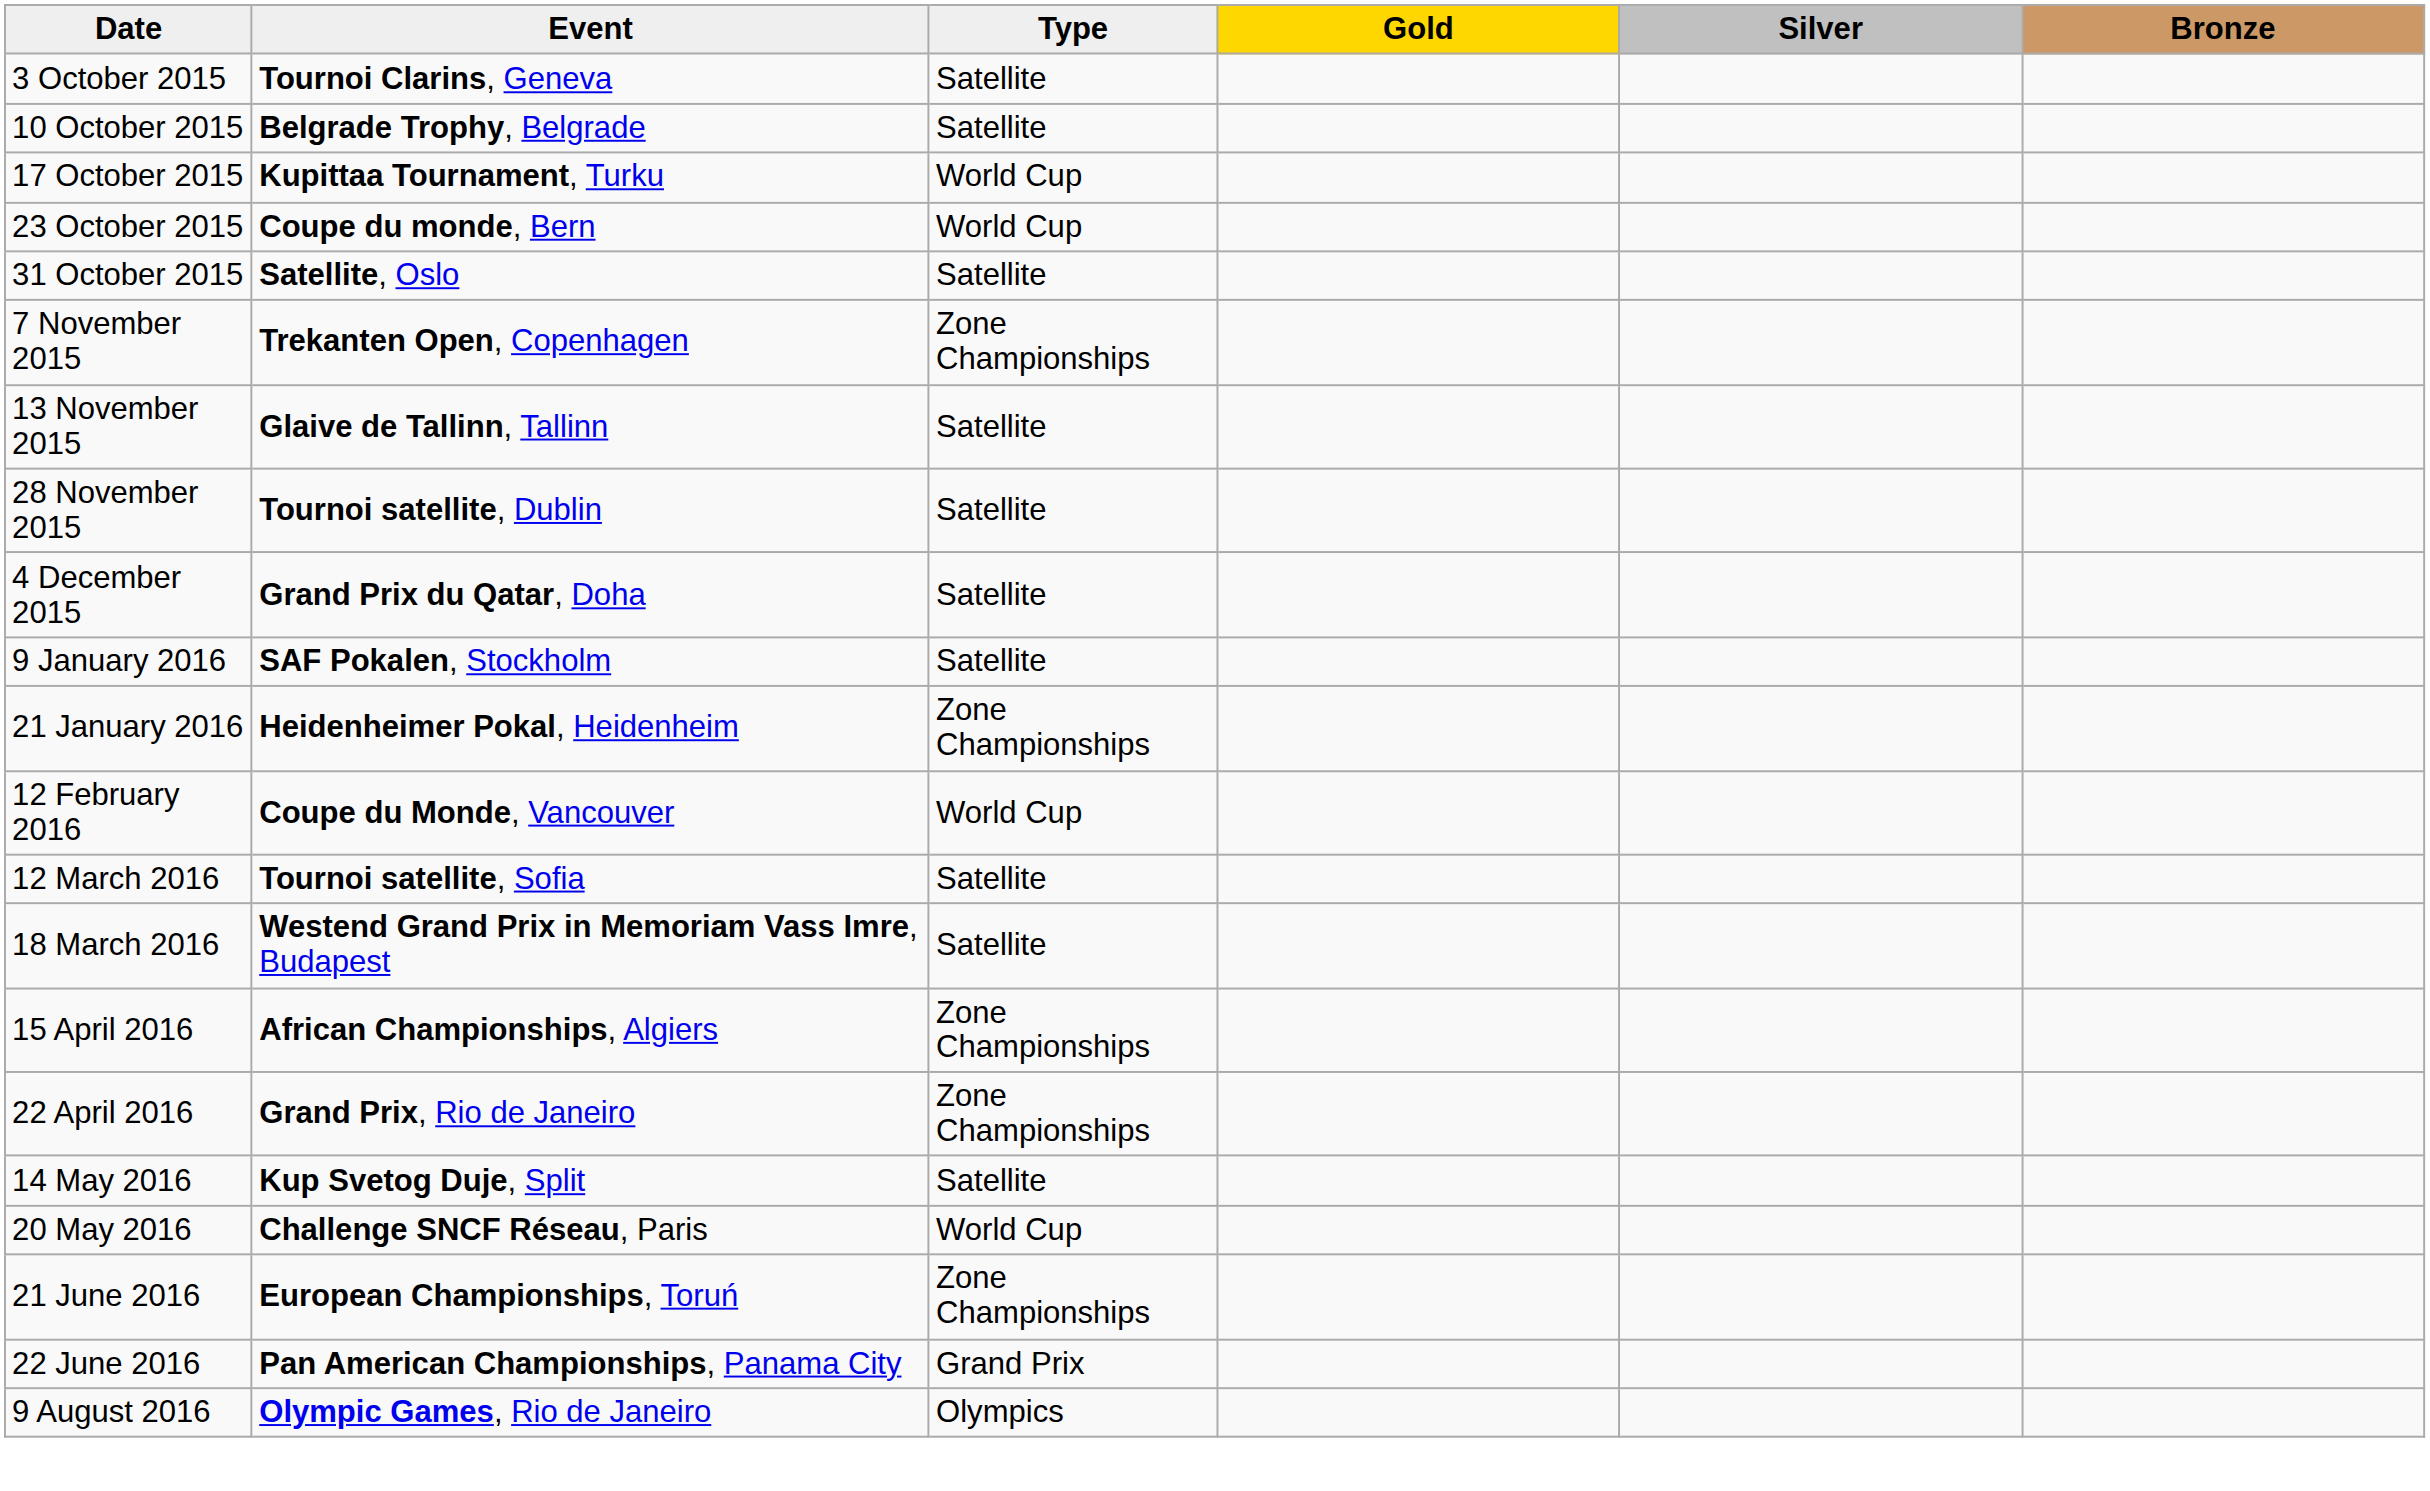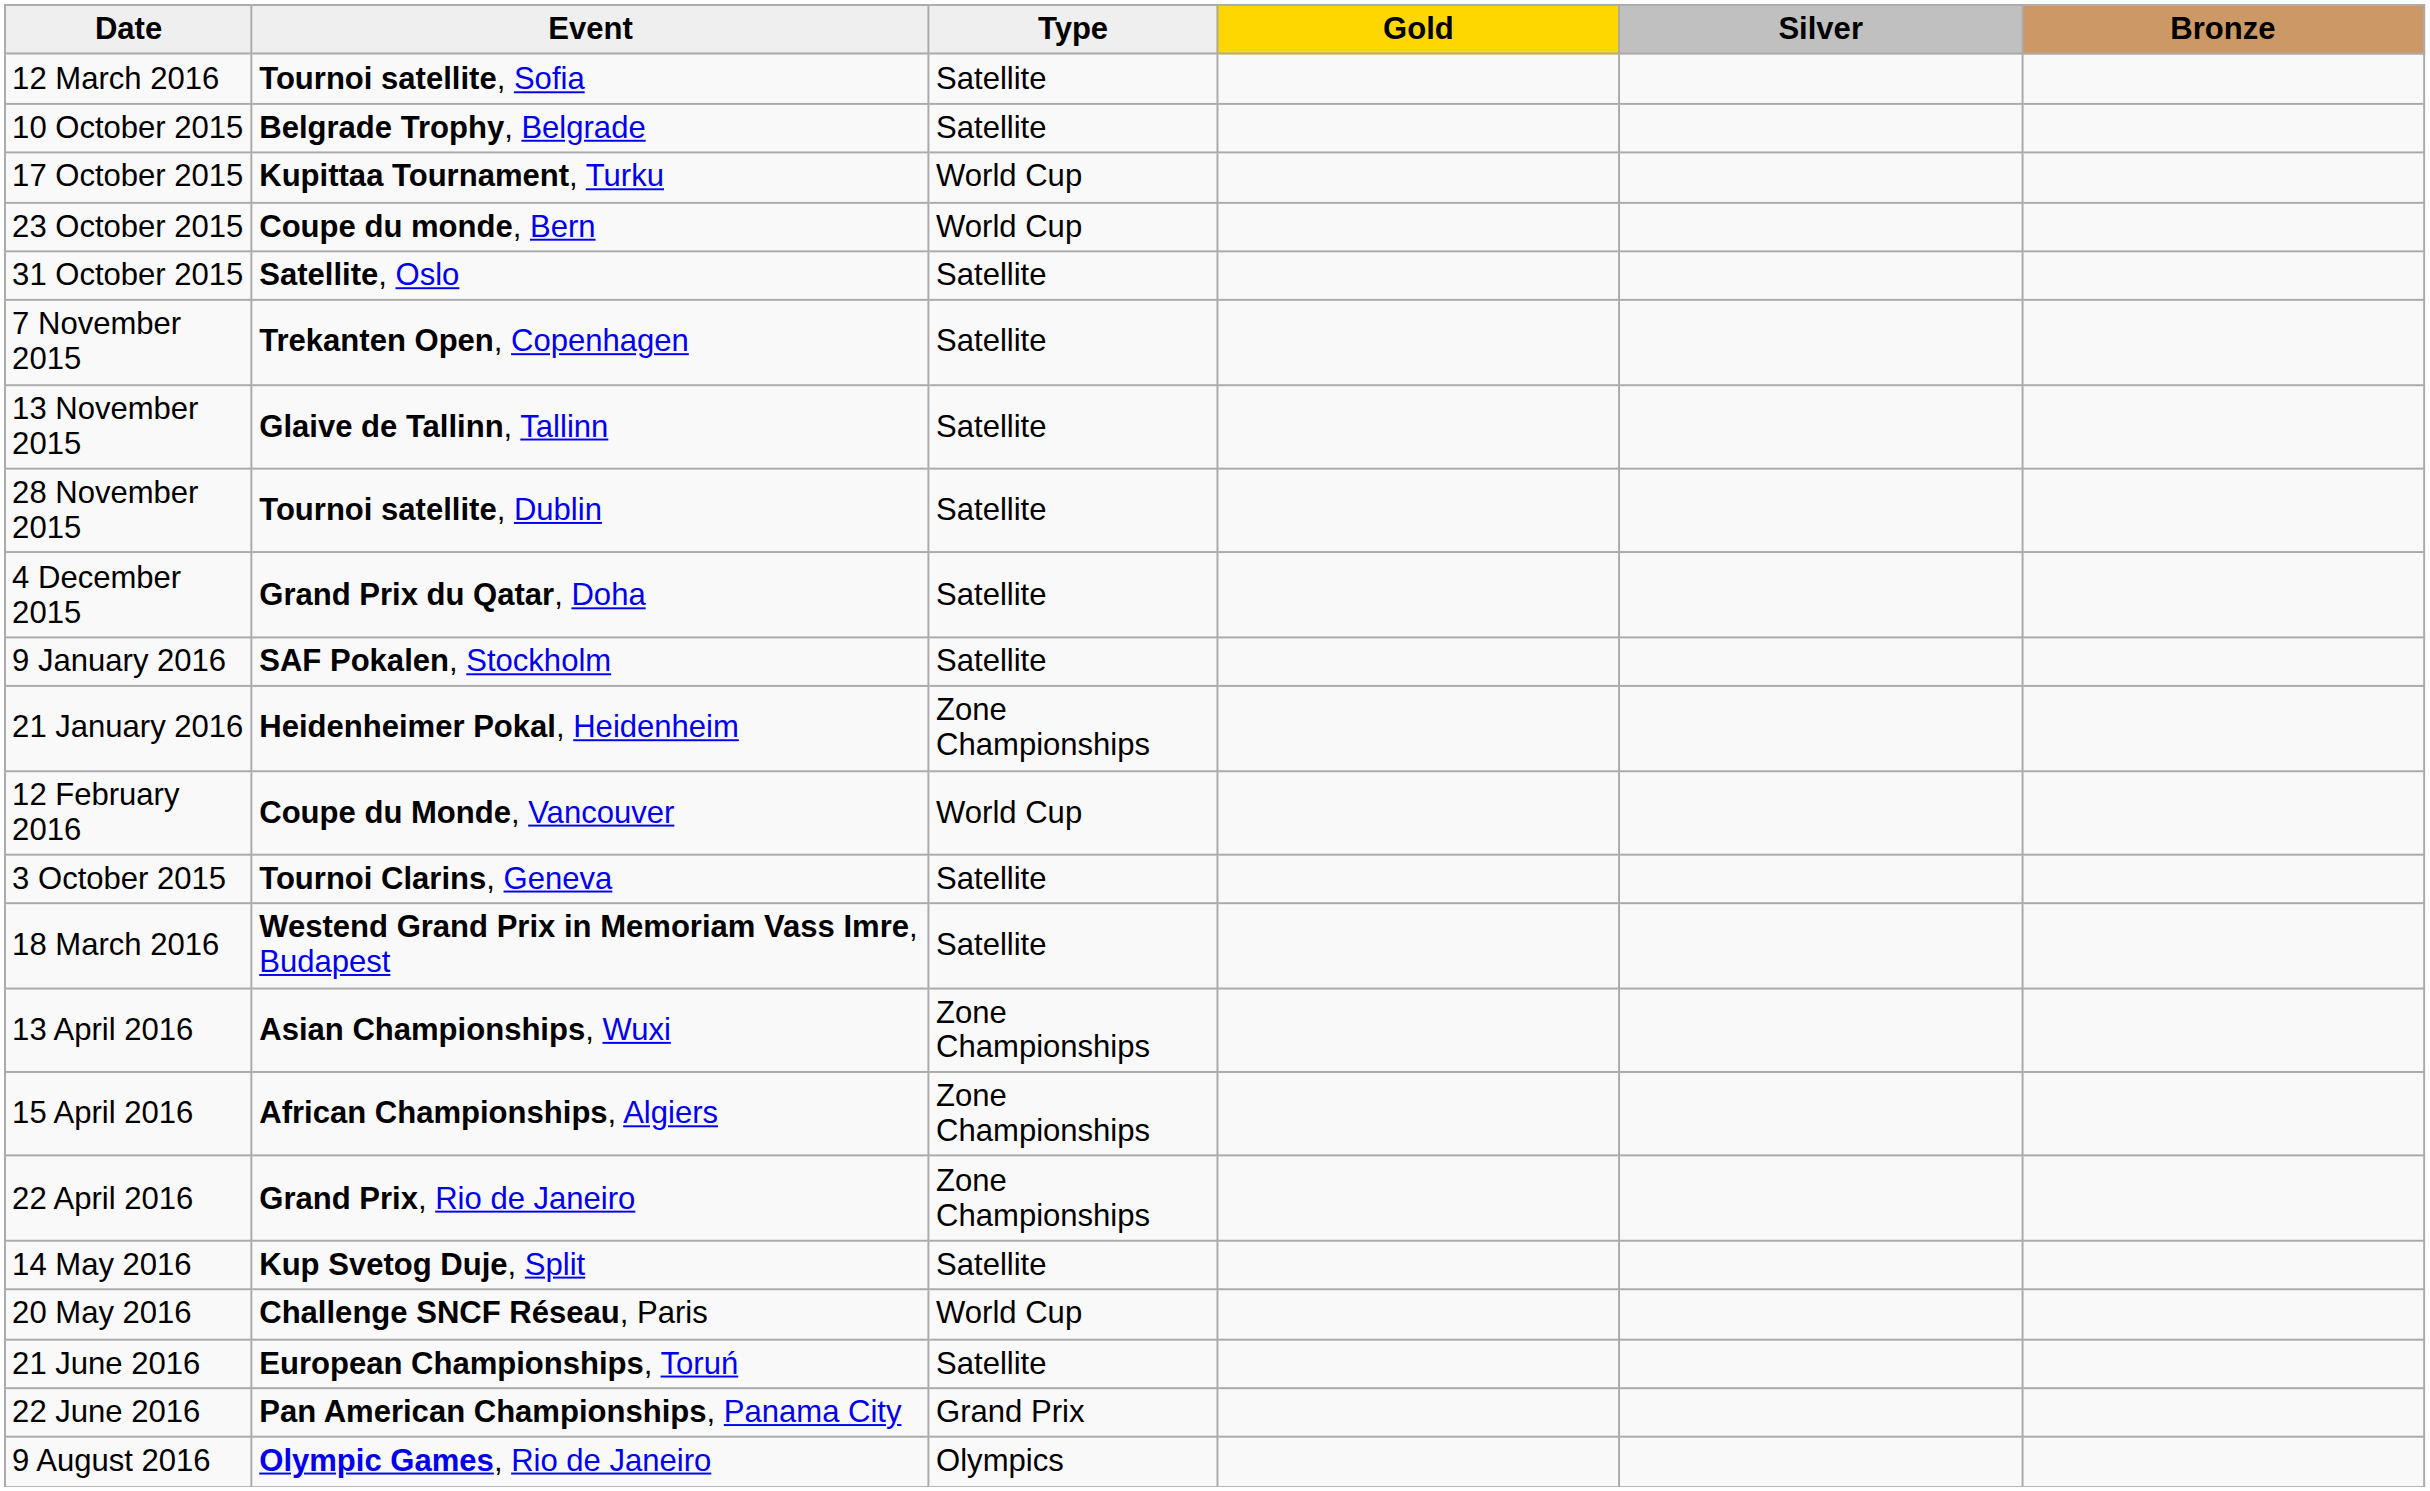rows swapped: (119, 78) <-> (116, 878)
(1043, 341) Zone Championships -> (991, 341) Satellite
+ row: (103, 1029)
(1043, 1296) Zone Championships -> (991, 1362) Satellite
